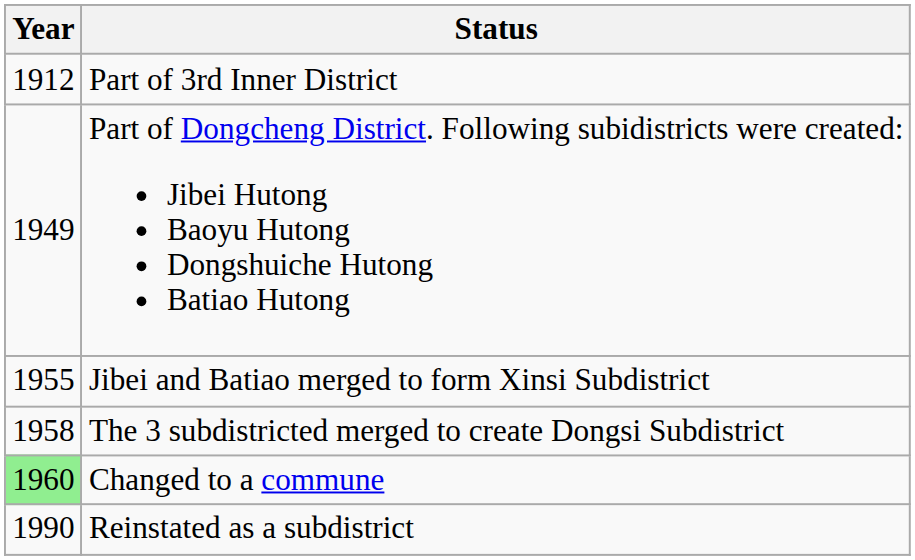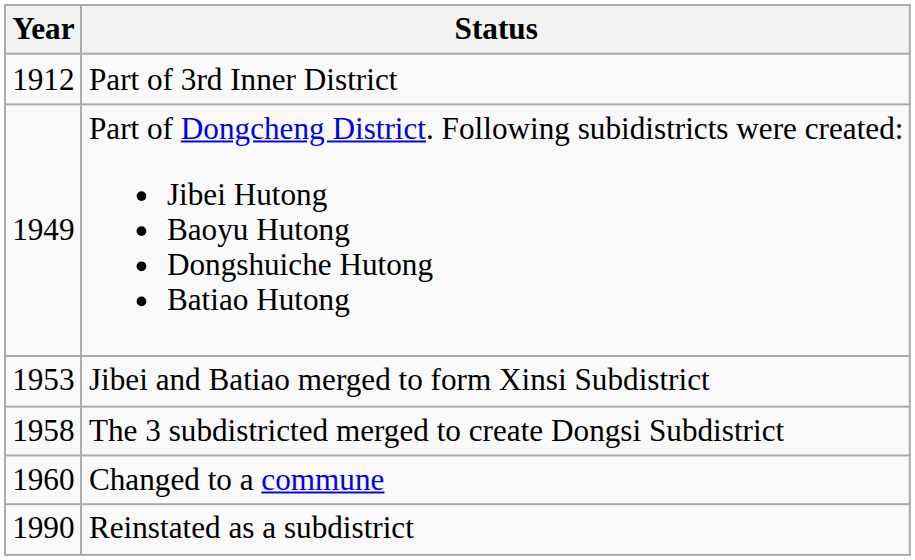(43, 380) 1955 -> (43, 380) 1953
(43, 479) lightgreen background -> (43, 479) no background
